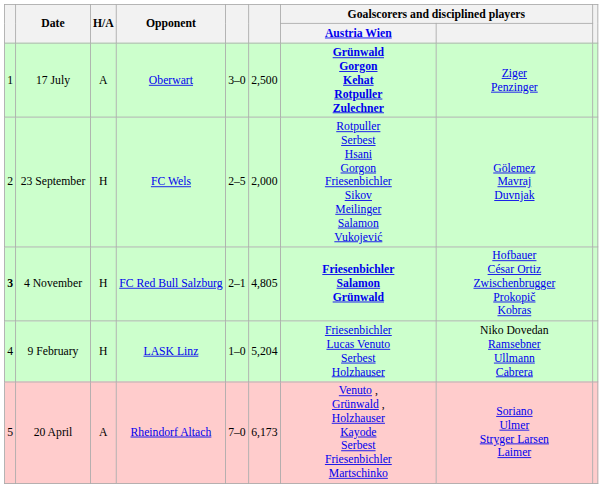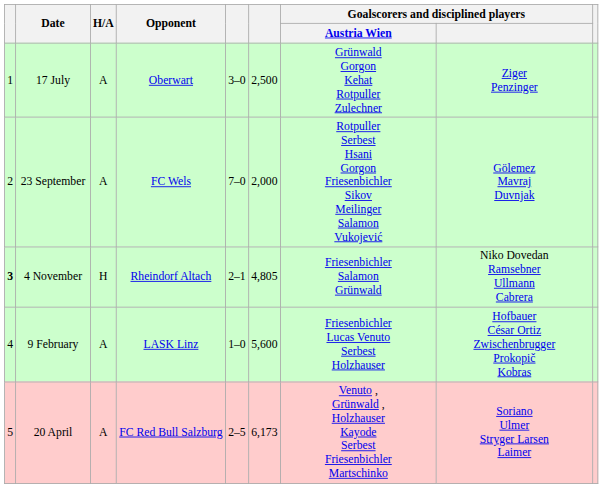(358, 79) bold -> (358, 79) normal
(103, 181) H -> (103, 181) A
(237, 181) 2–5 -> (237, 181) 7–0
(171, 283) FC Red Bull Salzburg -> (171, 276) Rheindorf Altach
(358, 283) bold -> (358, 276) normal
(514, 283) Hofbauer César Ortiz Zwischenbrugger Prokopič Kobras -> (514, 276) Niko Dovedan Ramsebner Ullmann Cabrera
(103, 351) H -> (103, 344) A
(264, 351) 5,204 -> (264, 344) 5,600
(514, 351) Niko Dovedan Ramsebner Ullmann Cabrera -> (514, 344) Hofbauer César Ortiz Zwischenbrugger Prokopič Kobras
(171, 432) Rheindorf Altach -> (171, 432) FC Red Bull Salzburg
(237, 432) 7–0 -> (237, 432) 2–5
